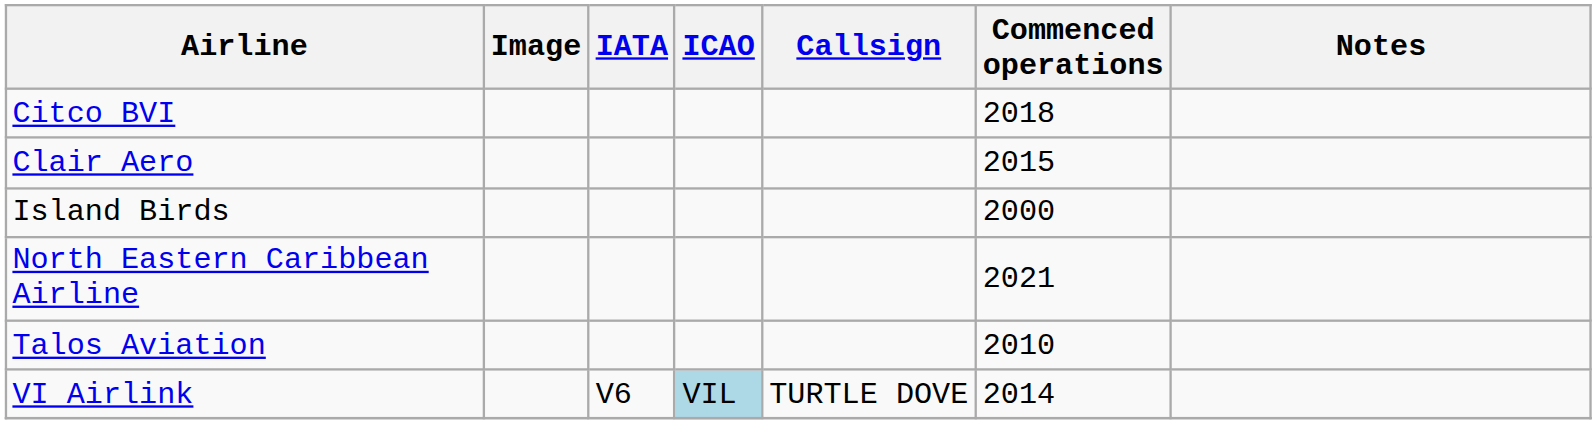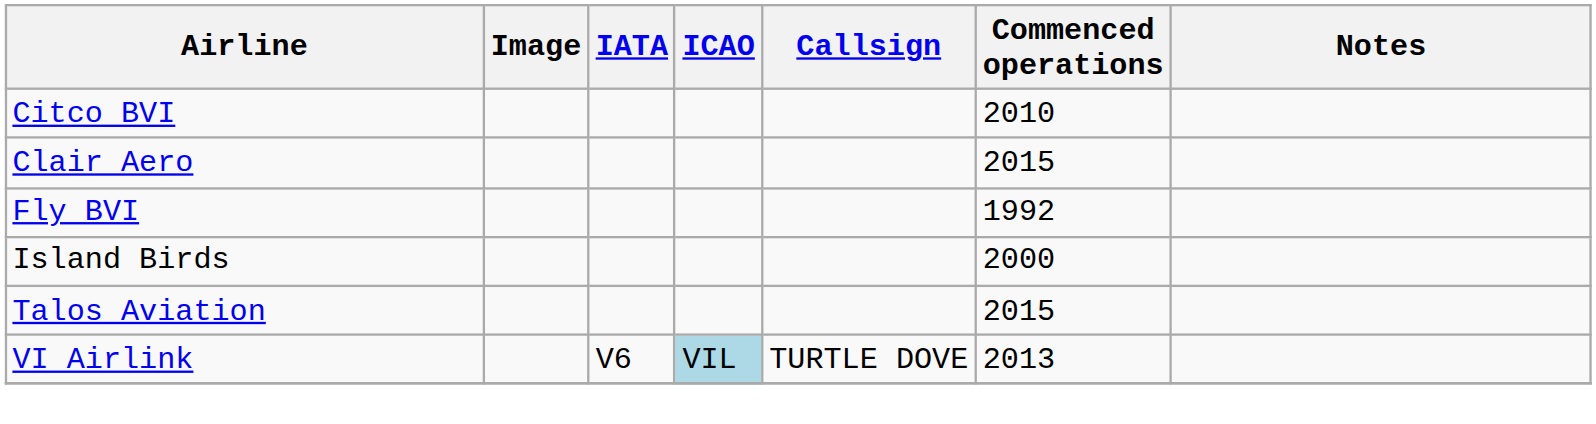(1019, 114) 2018 -> (1019, 114) 2010
+ row: (76, 212)
- row: (221, 279)
(1019, 345) 2010 -> (1019, 310) 2015
(1019, 394) 2014 -> (1019, 359) 2013
